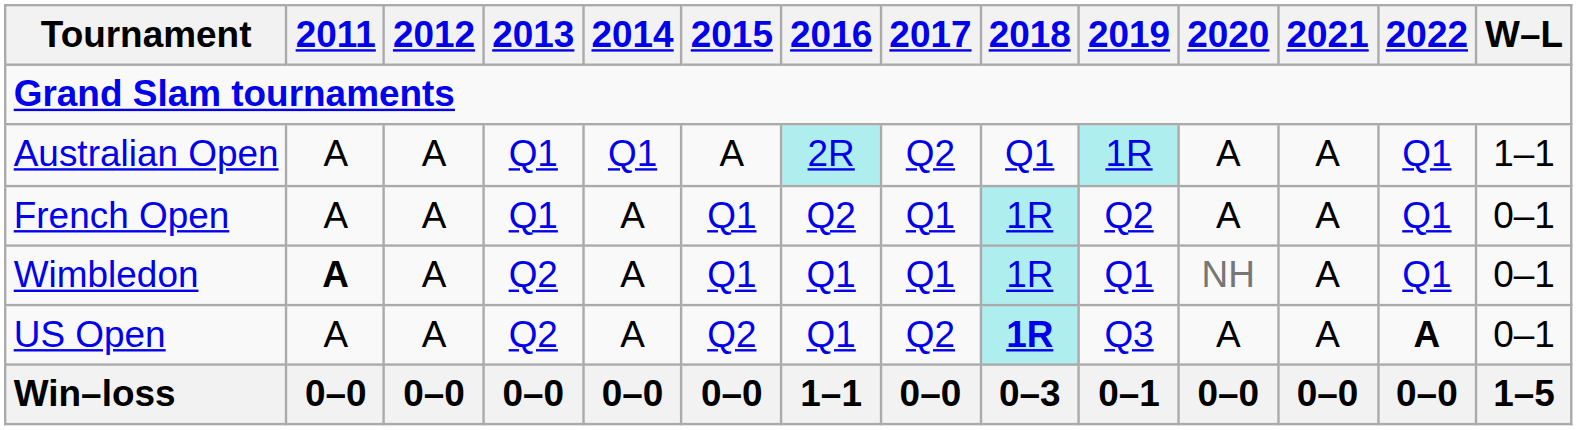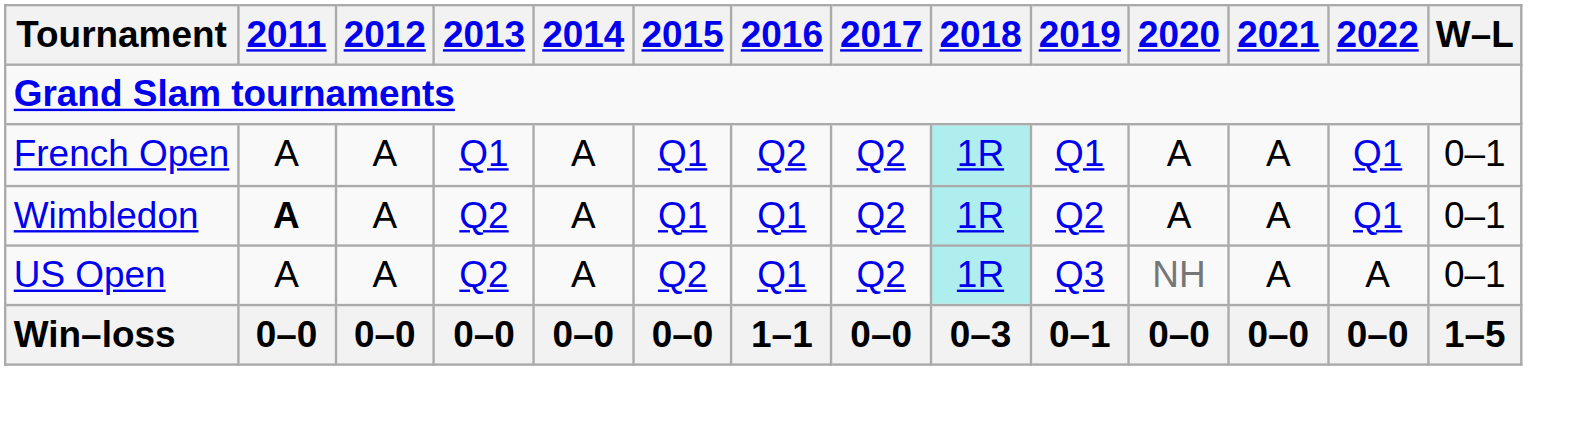- row: (146, 153)
(930, 213) Q1 -> (881, 153) Q2
(1129, 213) Q2 -> (1080, 153) Q1
(930, 273) Q1 -> (881, 213) Q2
(1129, 273) Q1 -> (1080, 213) Q2
(1228, 273) NH -> (1179, 213) A
(1030, 333) bold -> (980, 273) normal
(1228, 333) A -> (1179, 273) NH
(1427, 333) bold -> (1378, 273) normal
